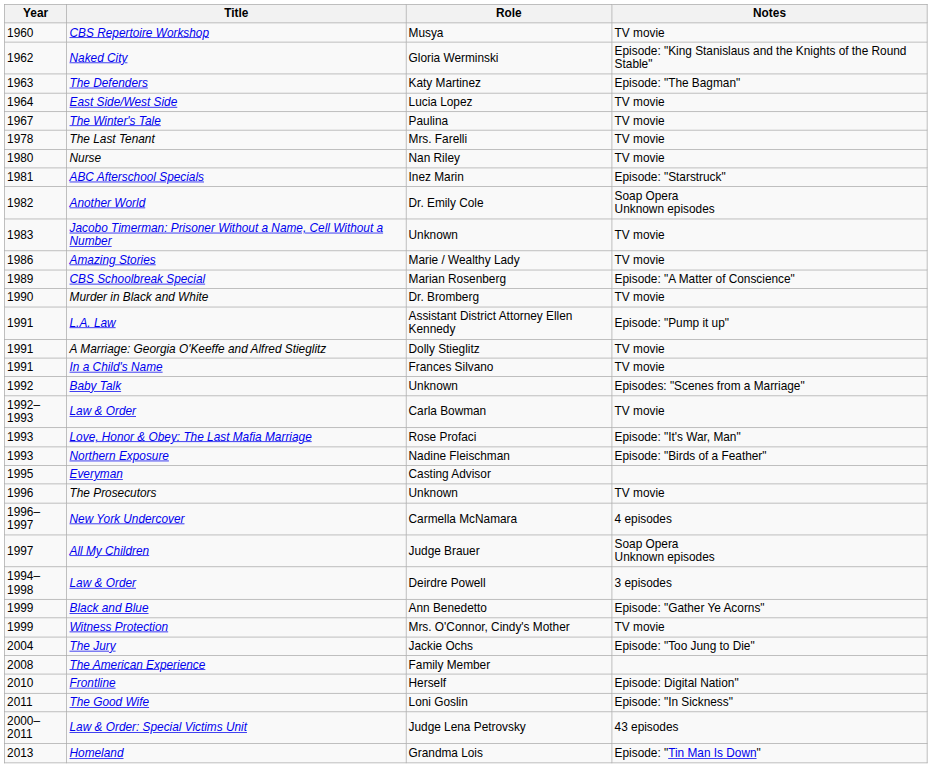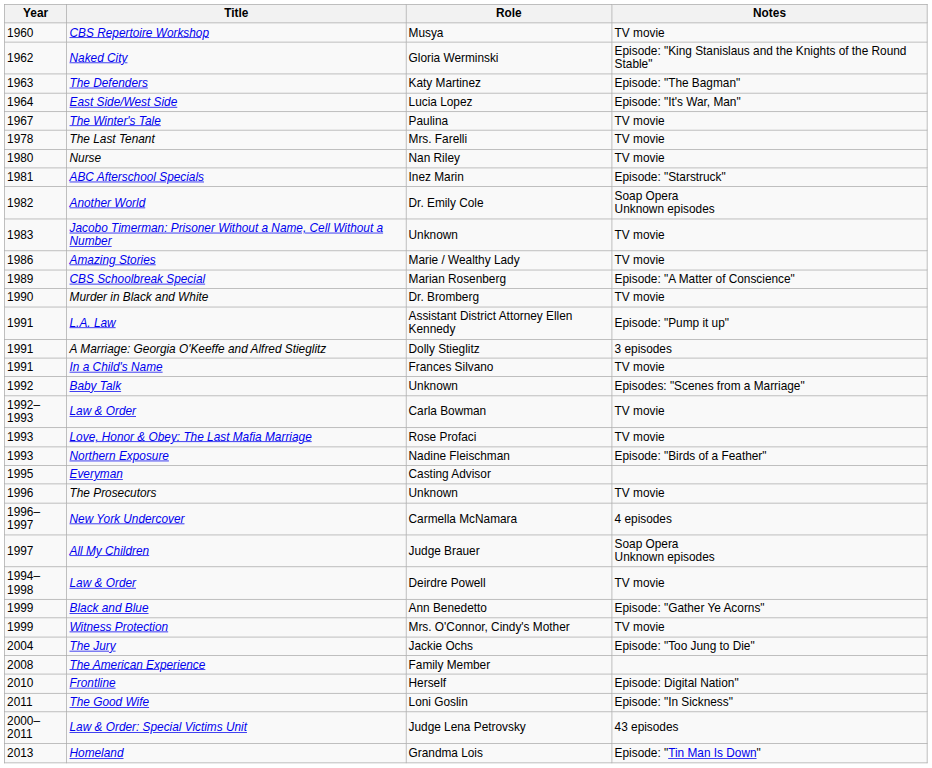(640, 102) TV movie -> (678, 102) Episode: "It's War, Man"
(640, 348) TV movie -> (643, 348) 3 episodes
(678, 437) Episode: "It's War, Man" -> (640, 437) TV movie
(643, 583) 3 episodes -> (640, 583) TV movie
